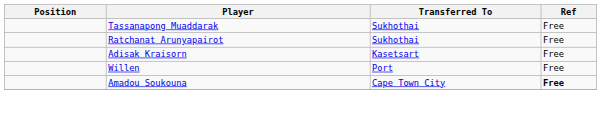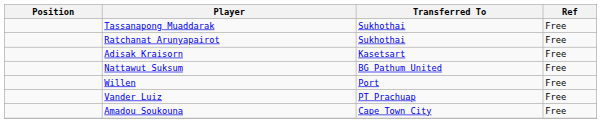+ row: (144, 68)
+ row: (133, 97)
(554, 82) bold -> (556, 111) normal
